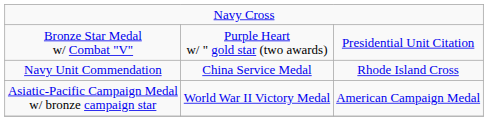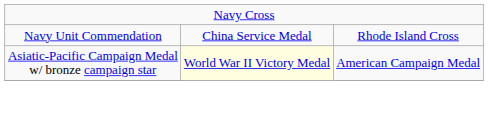- row: (93, 42)
(257, 98) no background -> (257, 63) lightyellow background
